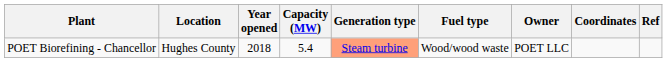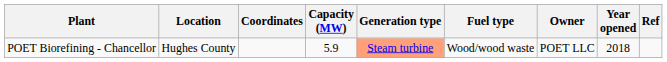columns swapped: (605, 21) <-> (259, 21)
(305, 48) 5.4 -> (331, 48) 5.9
